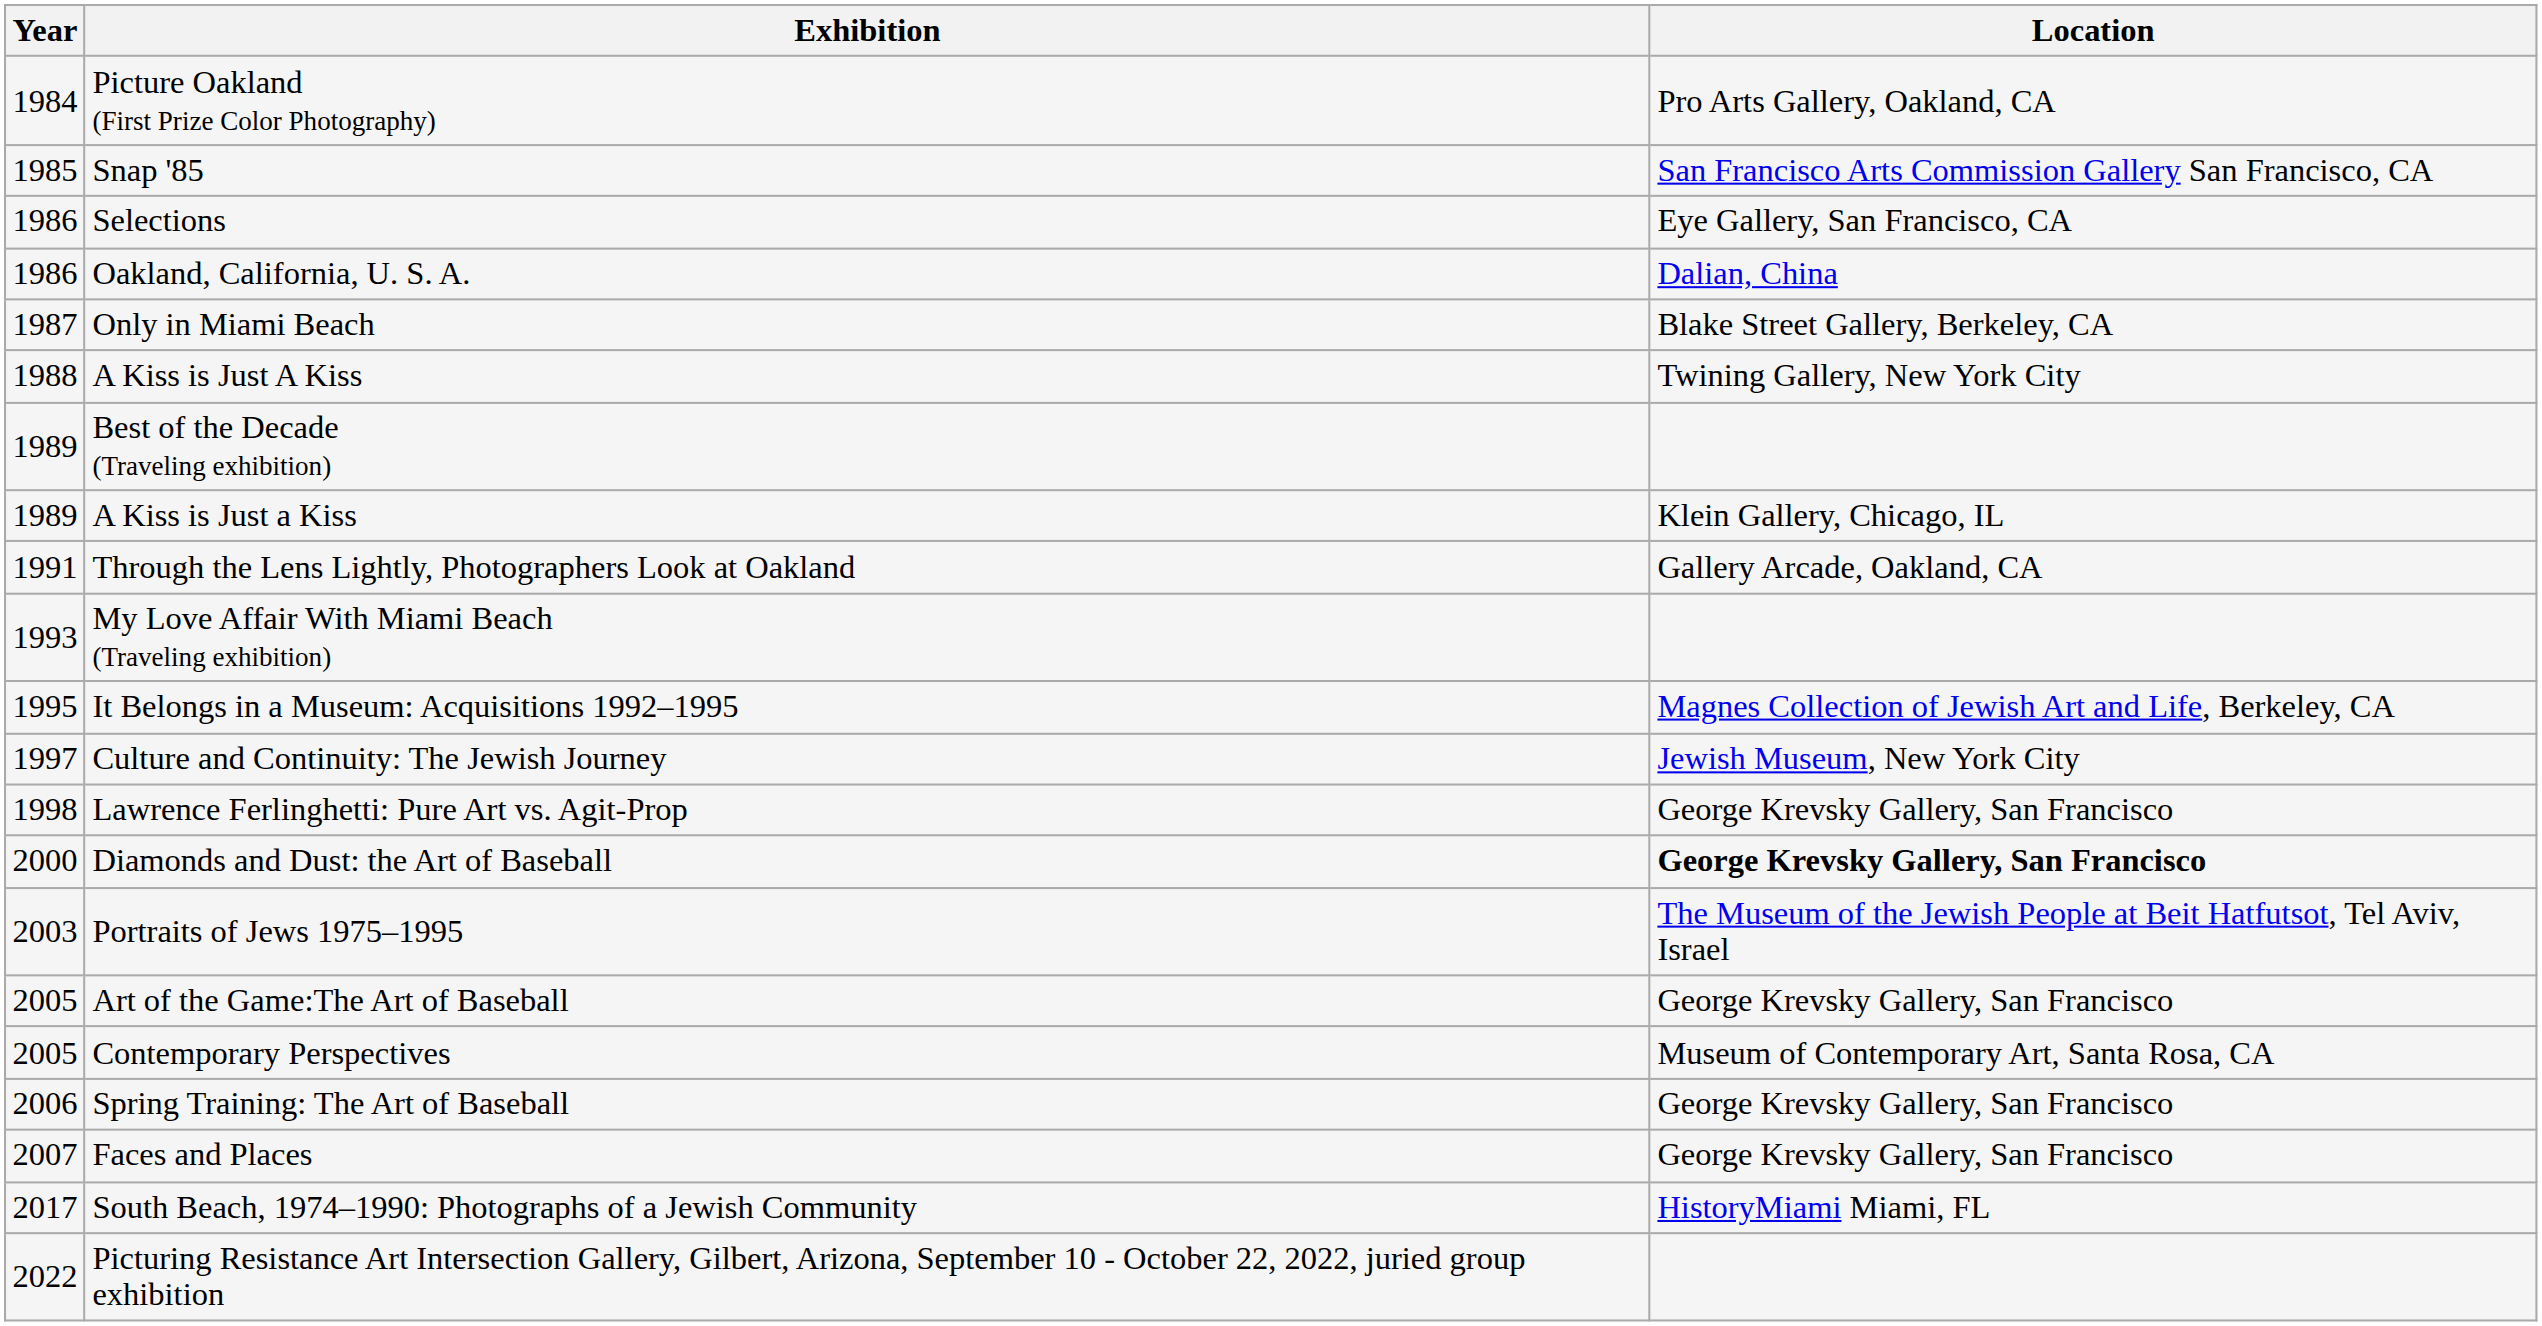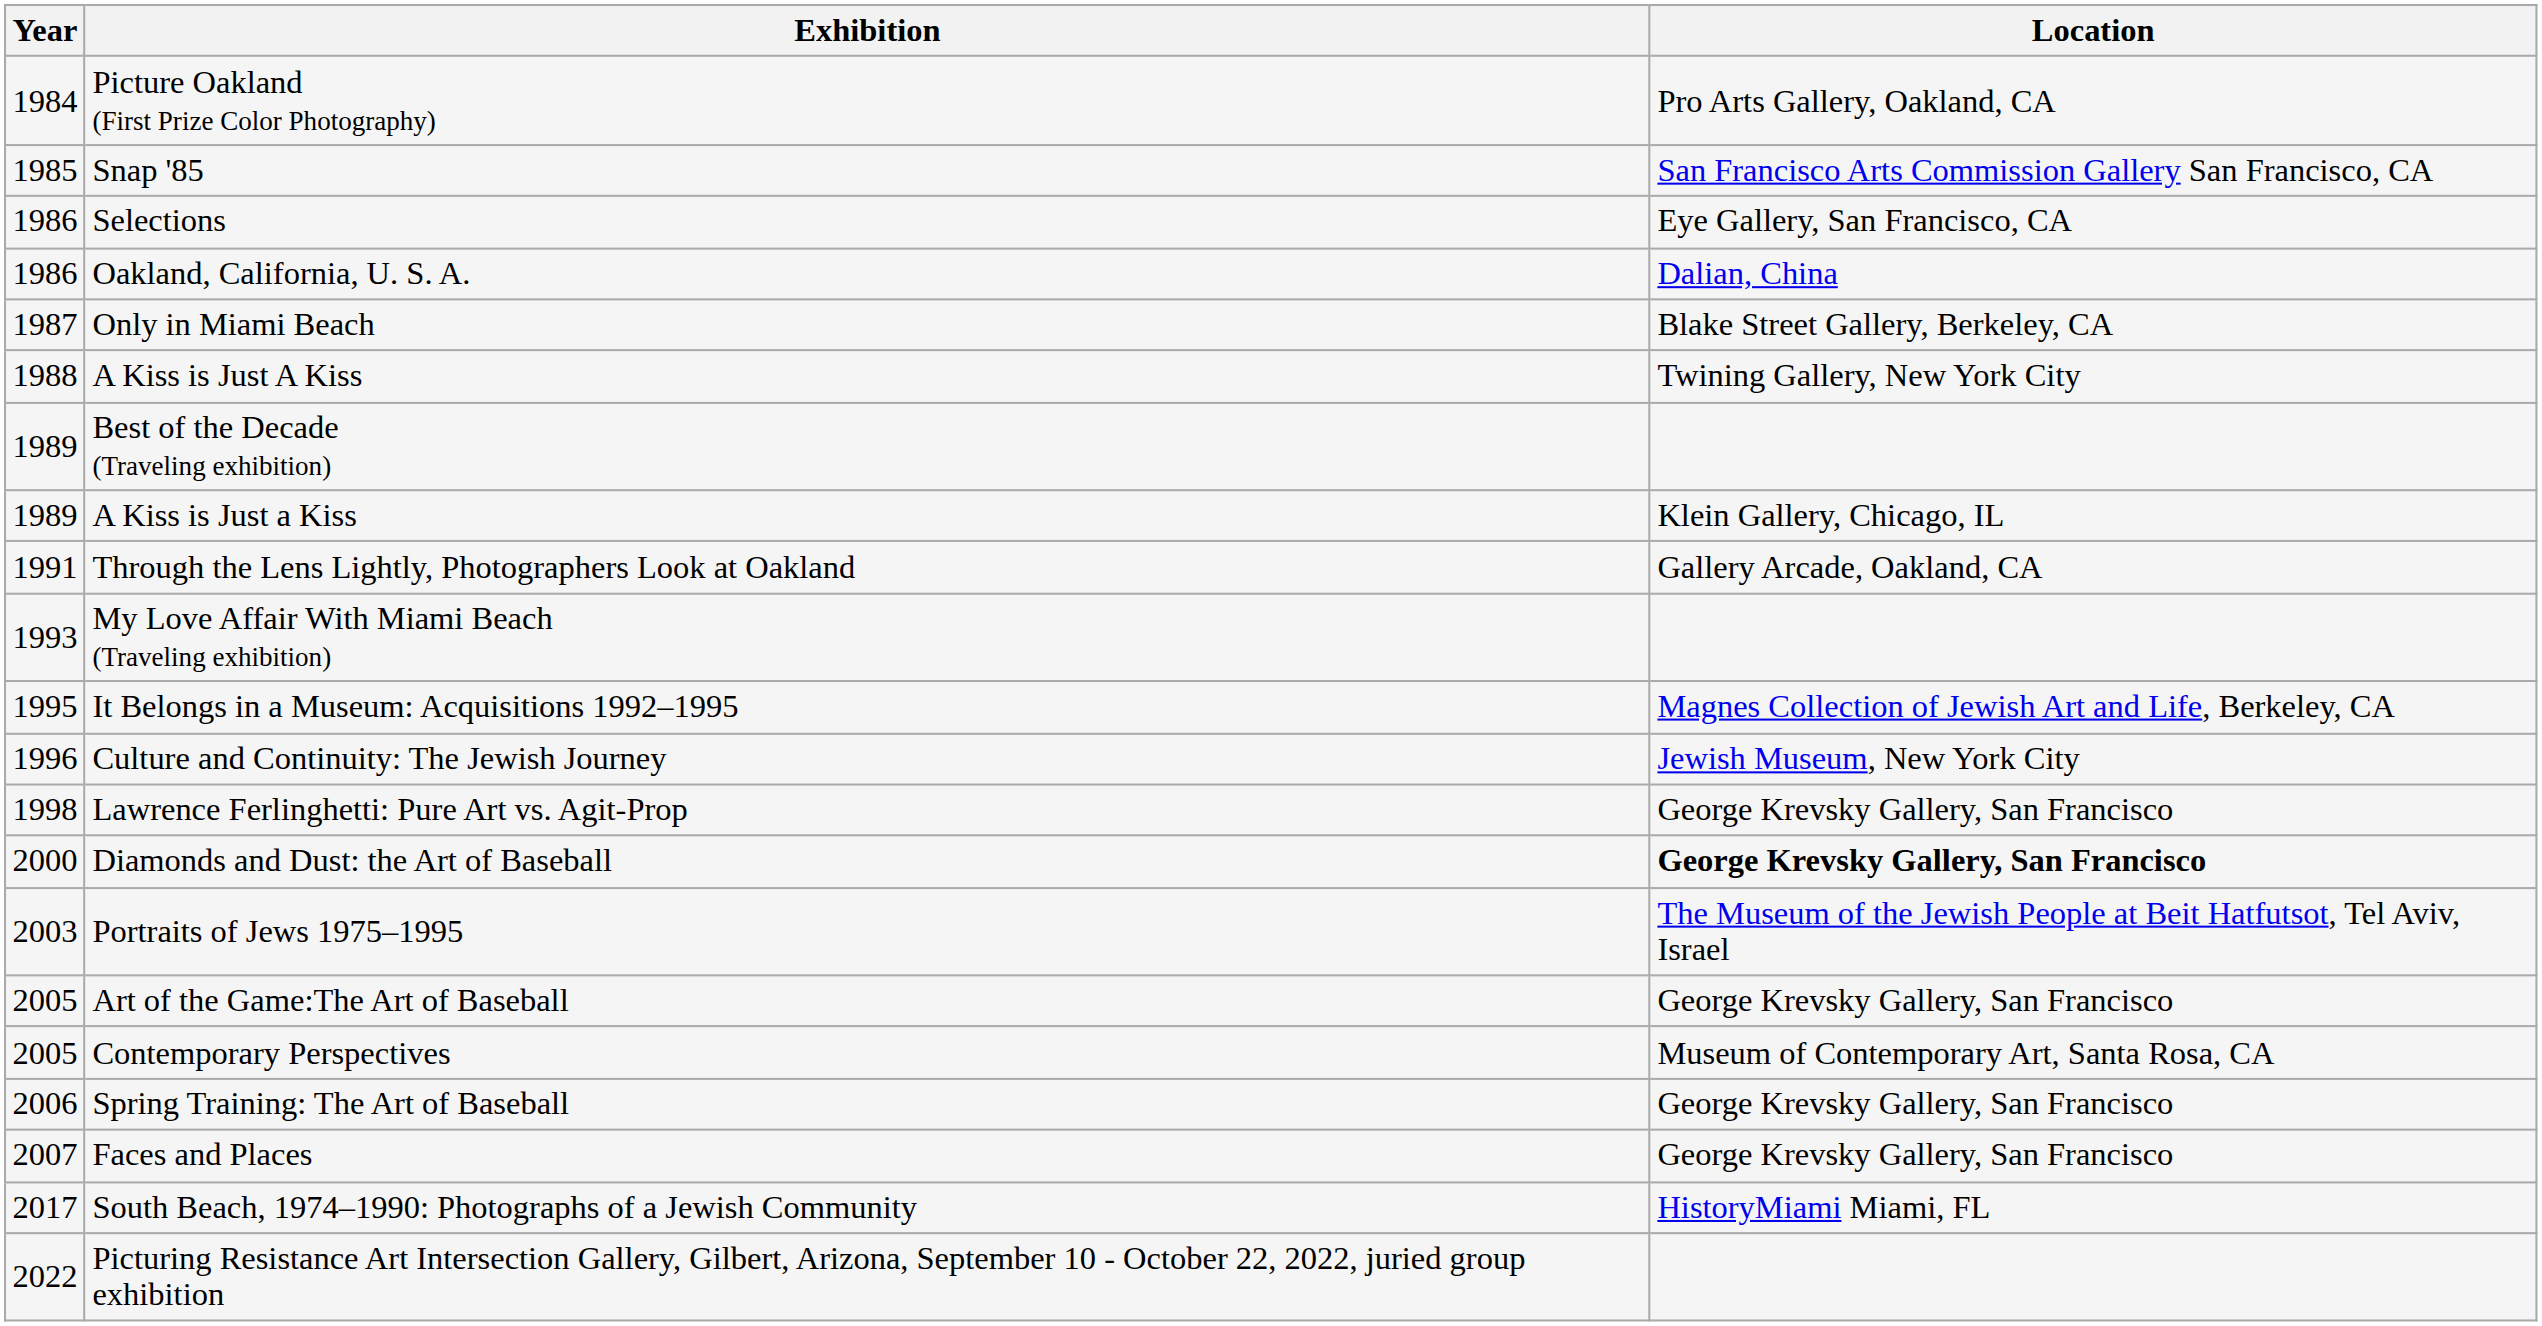(45, 758) 1997 -> (45, 758) 1996
